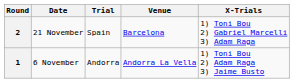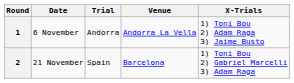rows swapped: (18, 63) <-> (18, 32)
